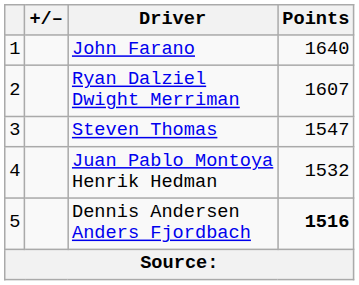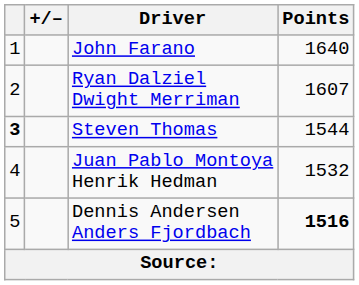(15, 132) normal -> (15, 132) bold
(327, 132) 1547 -> (327, 132) 1544
